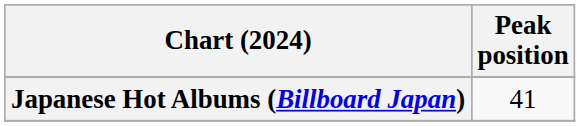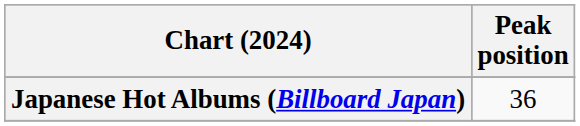(523, 98) 41 -> (523, 98) 36
